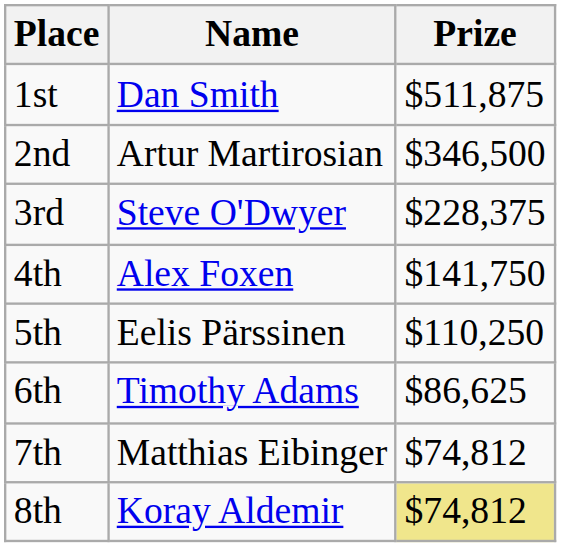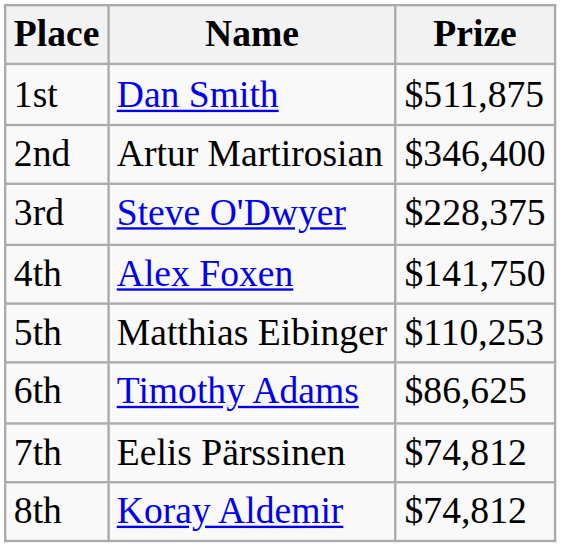(475, 153) $346,500 -> (475, 153) $346,400
(231, 332) Eelis Pärssinen -> (252, 332) Matthias Eibinger
(474, 332) $110,250 -> (474, 332) $110,253
(252, 451) Matthias Eibinger -> (231, 451) Eelis Pärssinen
(466, 511) khaki background -> (466, 511) no background
